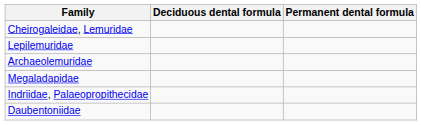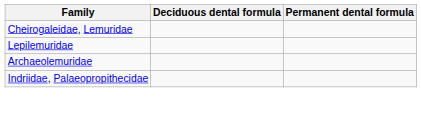- row: (43, 78)
- row: (44, 111)
